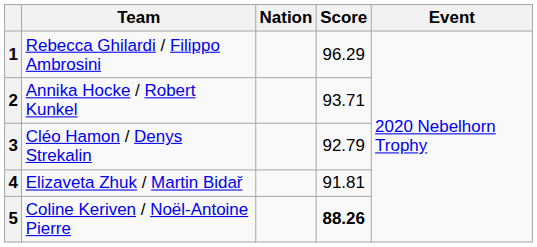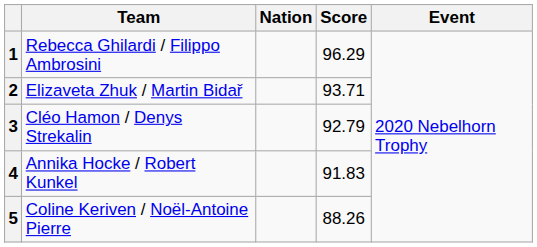(111, 100) Annika Hocke / Robert Kunkel -> (134, 90) Elizaveta Zhuk / Martin Bidař
(134, 182) Elizaveta Zhuk / Martin Bidař -> (111, 173) Annika Hocke / Robert Kunkel
(344, 182) 91.81 -> (344, 173) 91.83
(344, 219) bold -> (344, 219) normal
